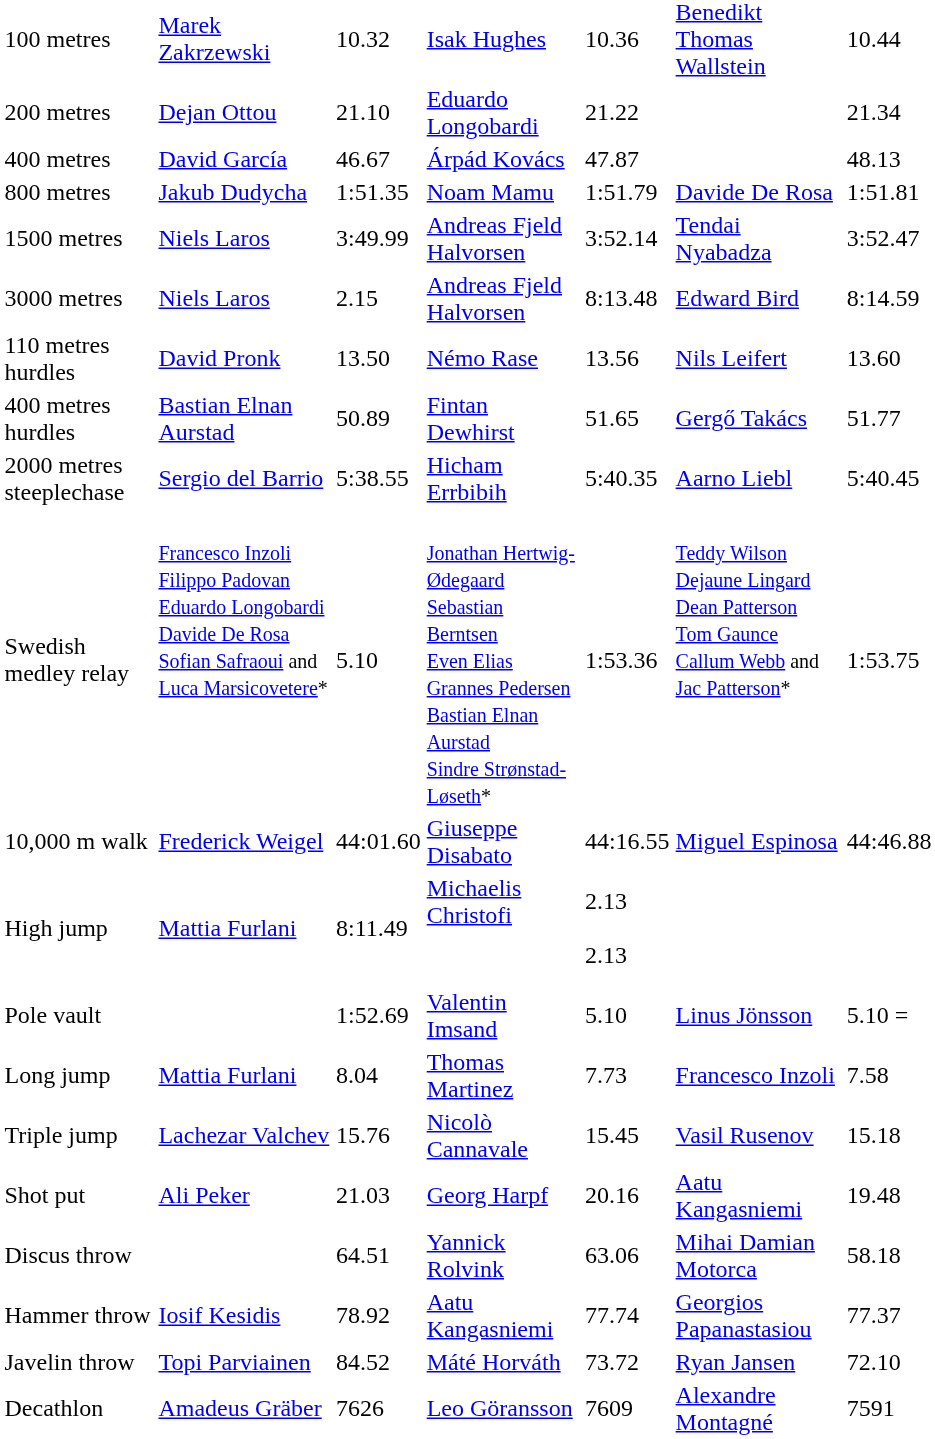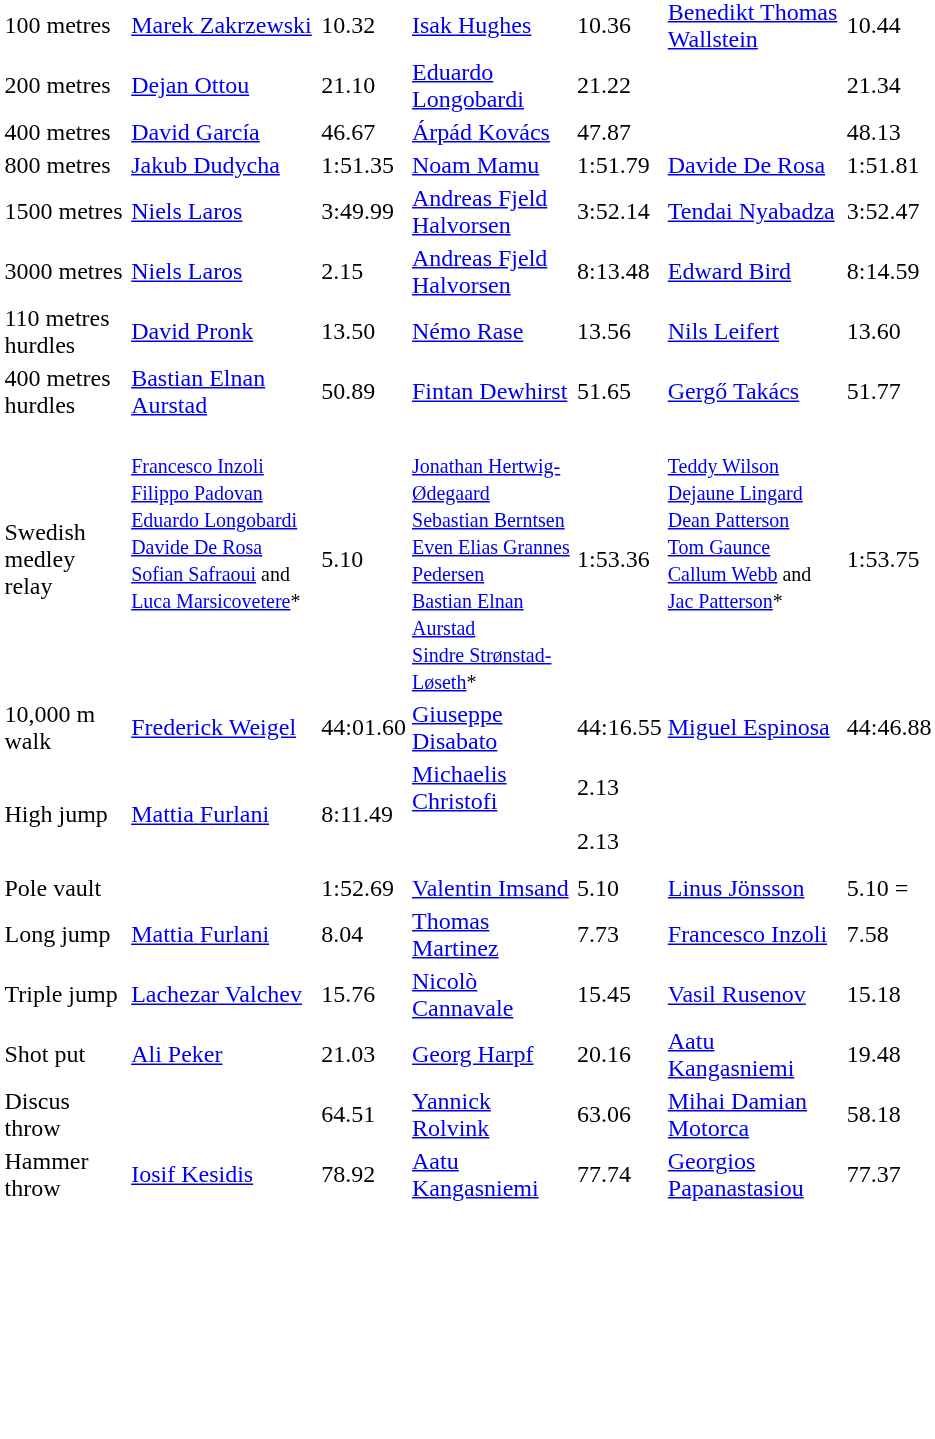- row: (64, 478)
- row: (69, 1361)
- row: (54, 1408)
